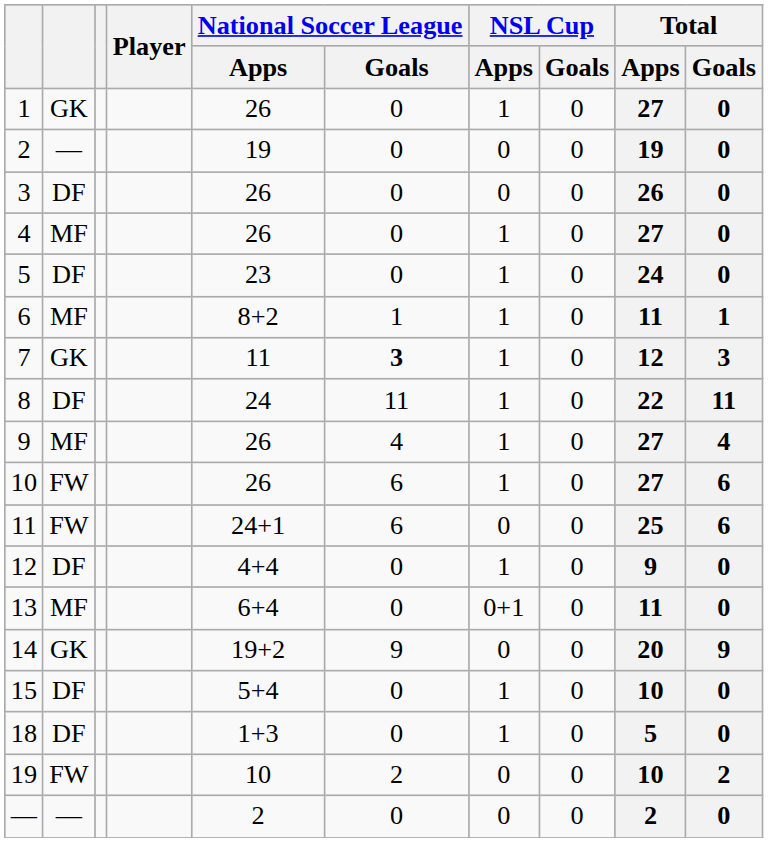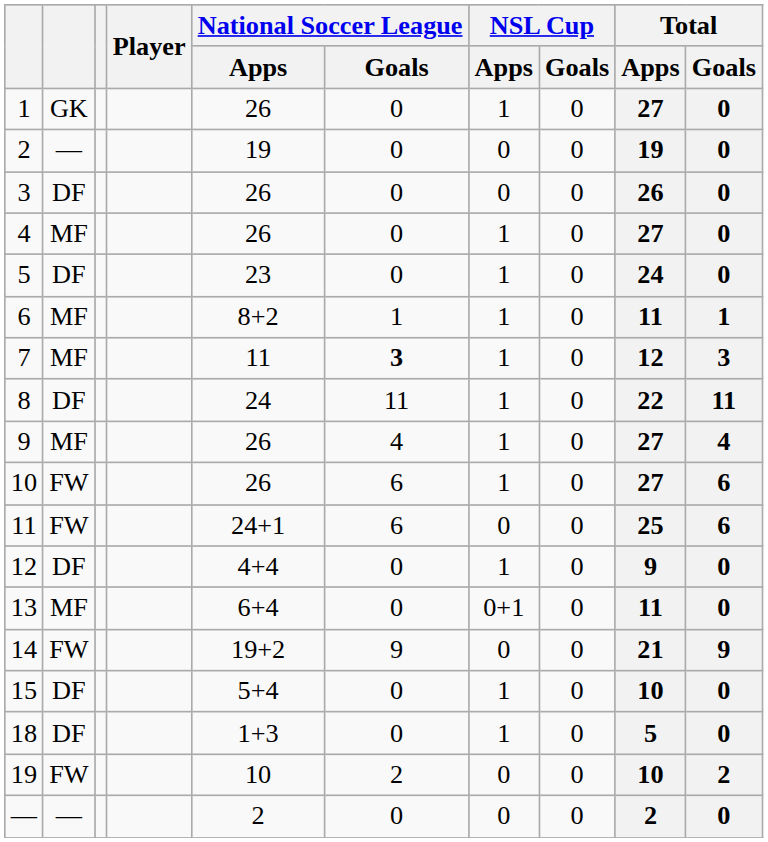(69, 358) GK -> (69, 358) MF
(69, 649) GK -> (69, 649) FW
(650, 649) 20 -> (650, 649) 21
